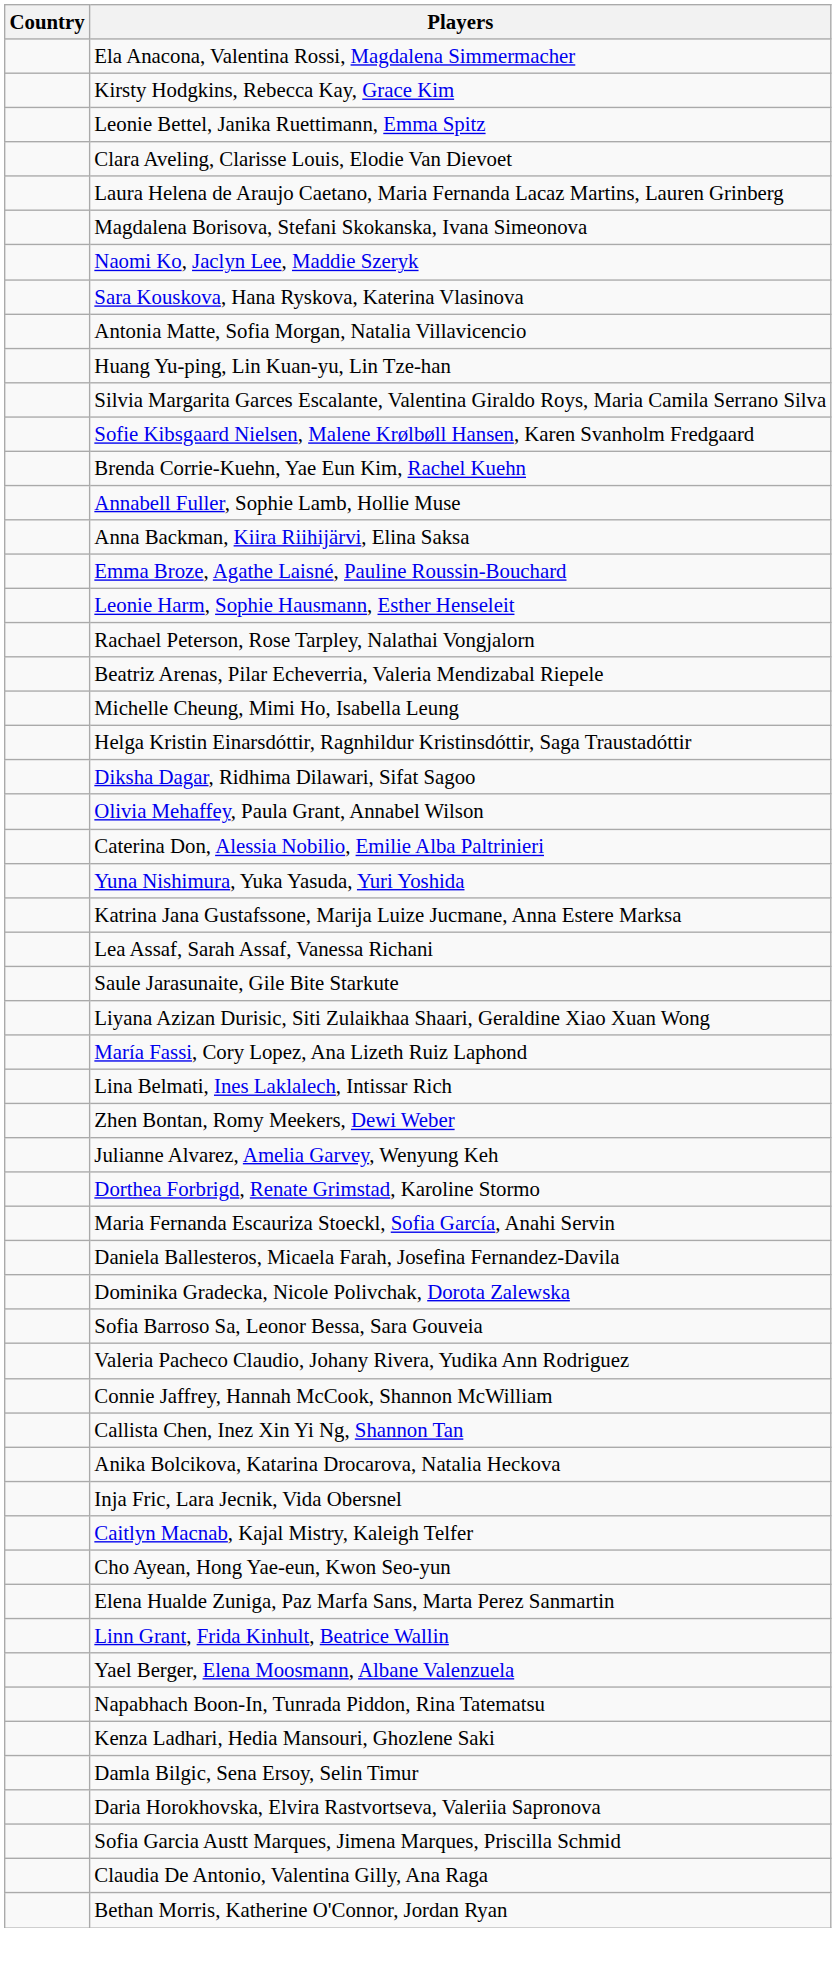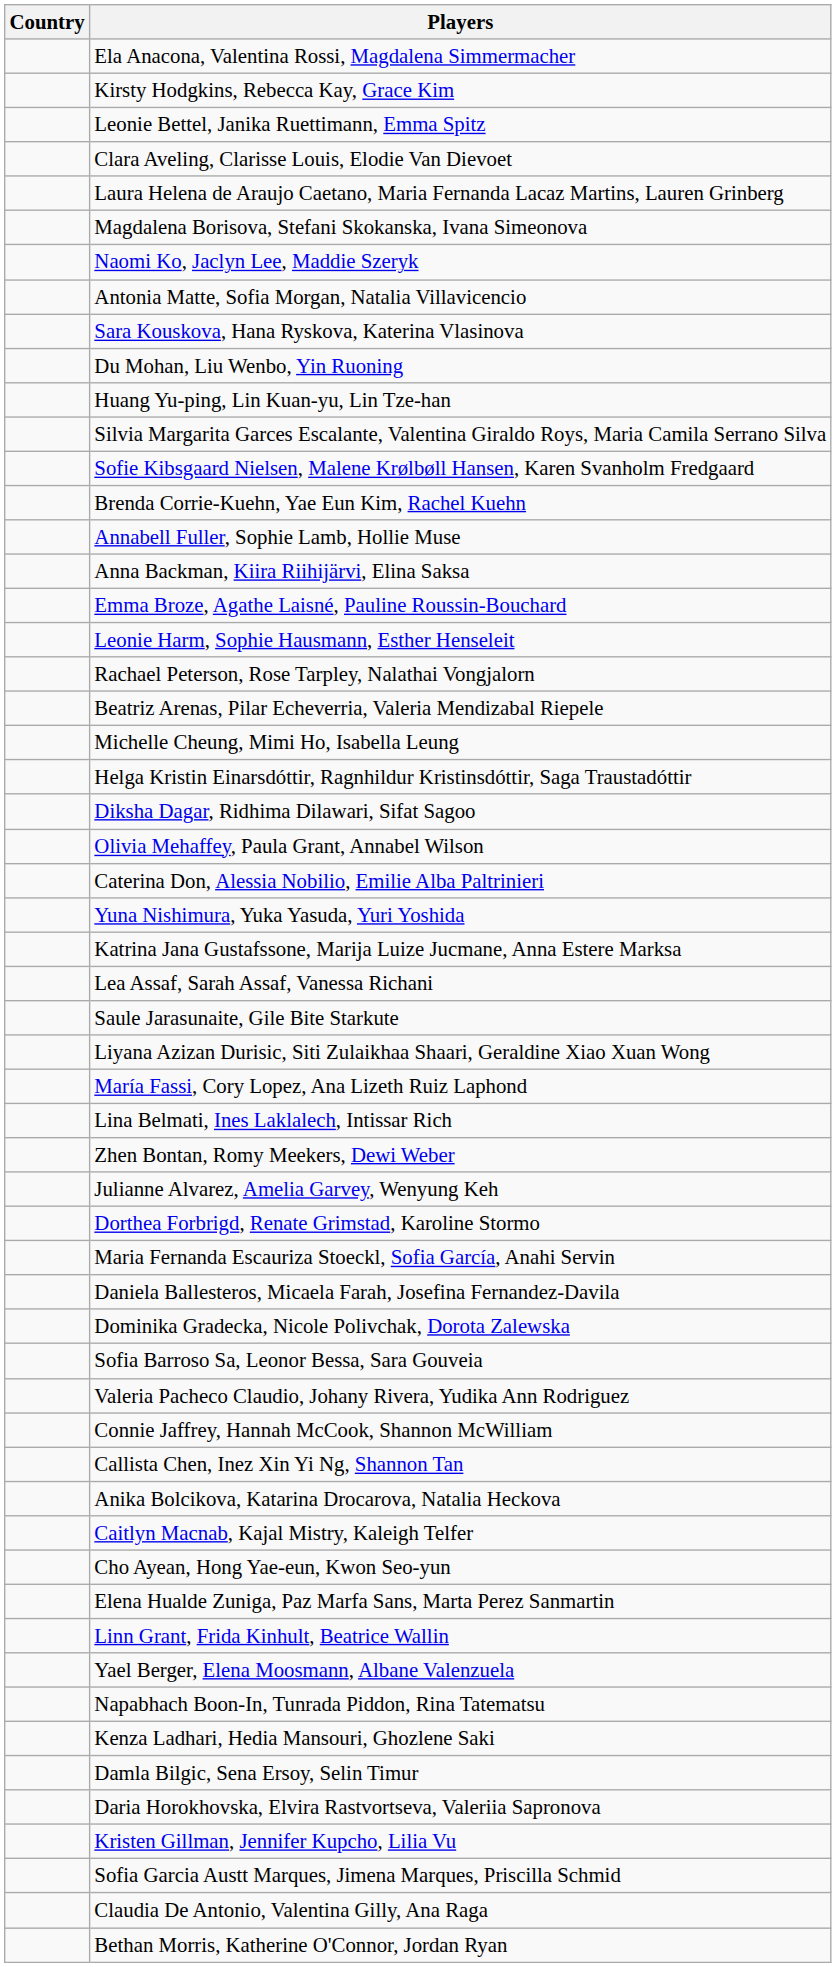rows swapped: (309, 296) <-> (310, 330)
+ row: (249, 365)
- row: (248, 1498)
+ row: (275, 1841)
